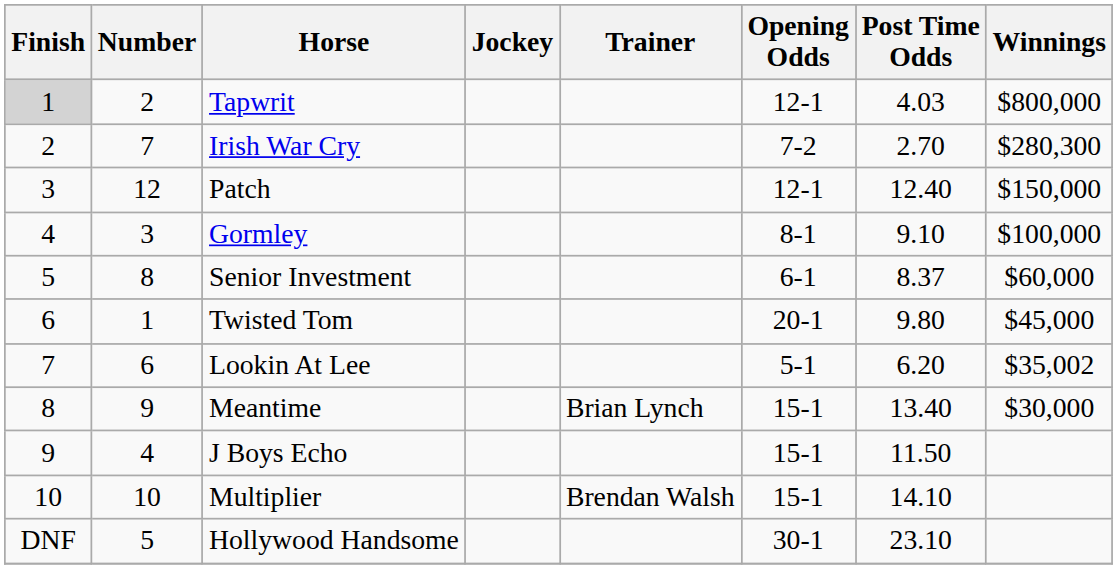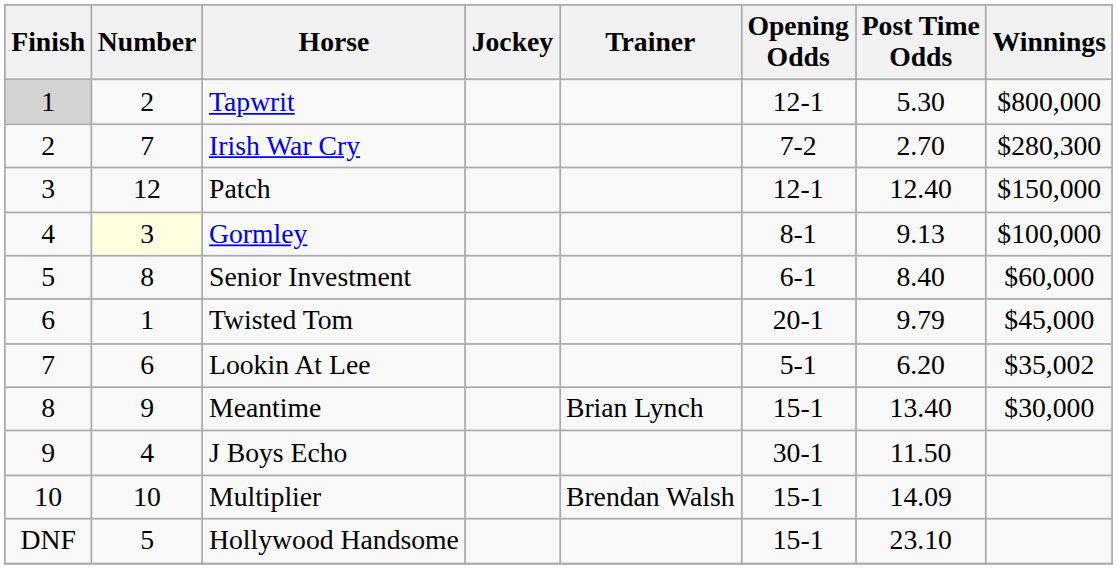(921, 101) 4.03 -> (921, 101) 5.30
(147, 233) no background -> (147, 233) lightyellow background
(921, 233) 9.10 -> (921, 233) 9.13
(921, 277) 8.37 -> (921, 277) 8.40
(921, 320) 9.80 -> (921, 320) 9.79
(798, 452) 15-1 -> (798, 452) 30-1
(921, 496) 14.10 -> (921, 496) 14.09
(798, 540) 30-1 -> (798, 540) 15-1
